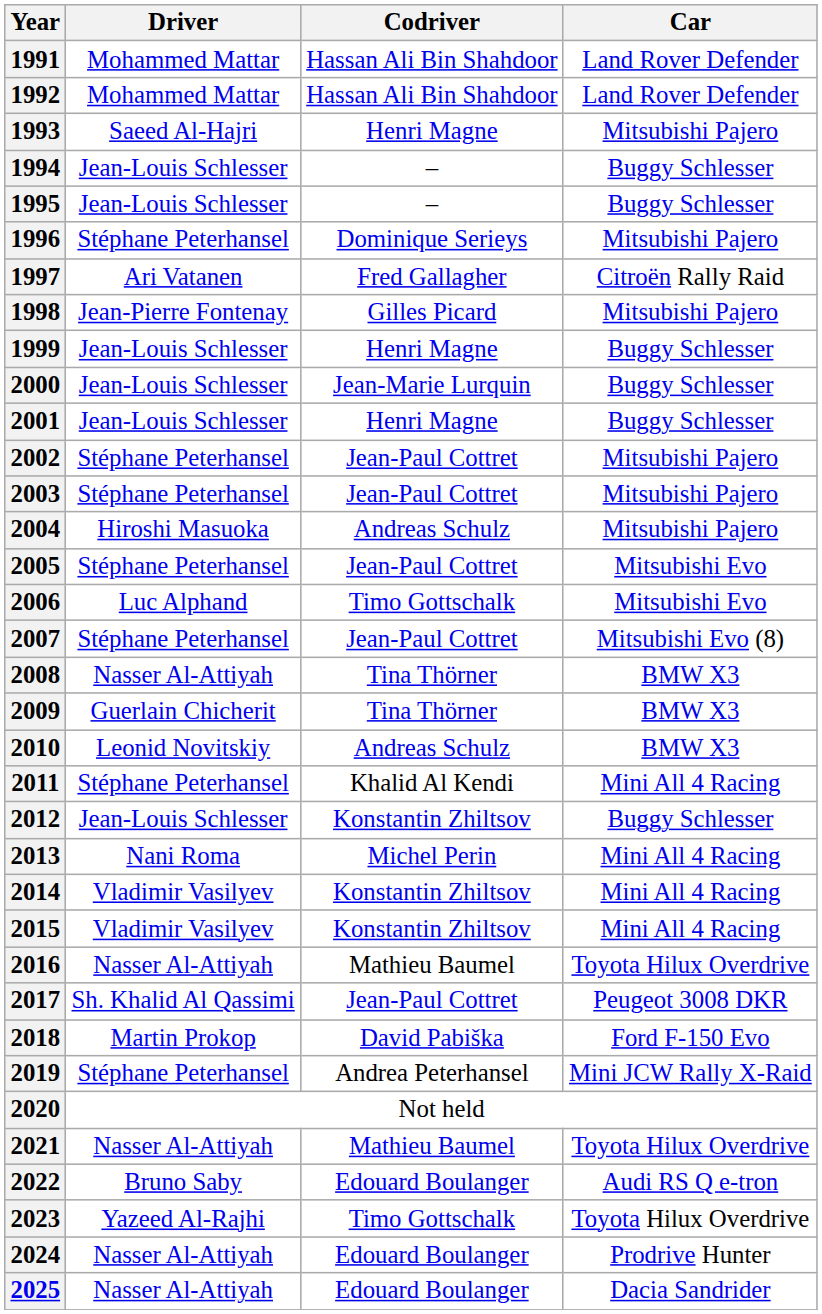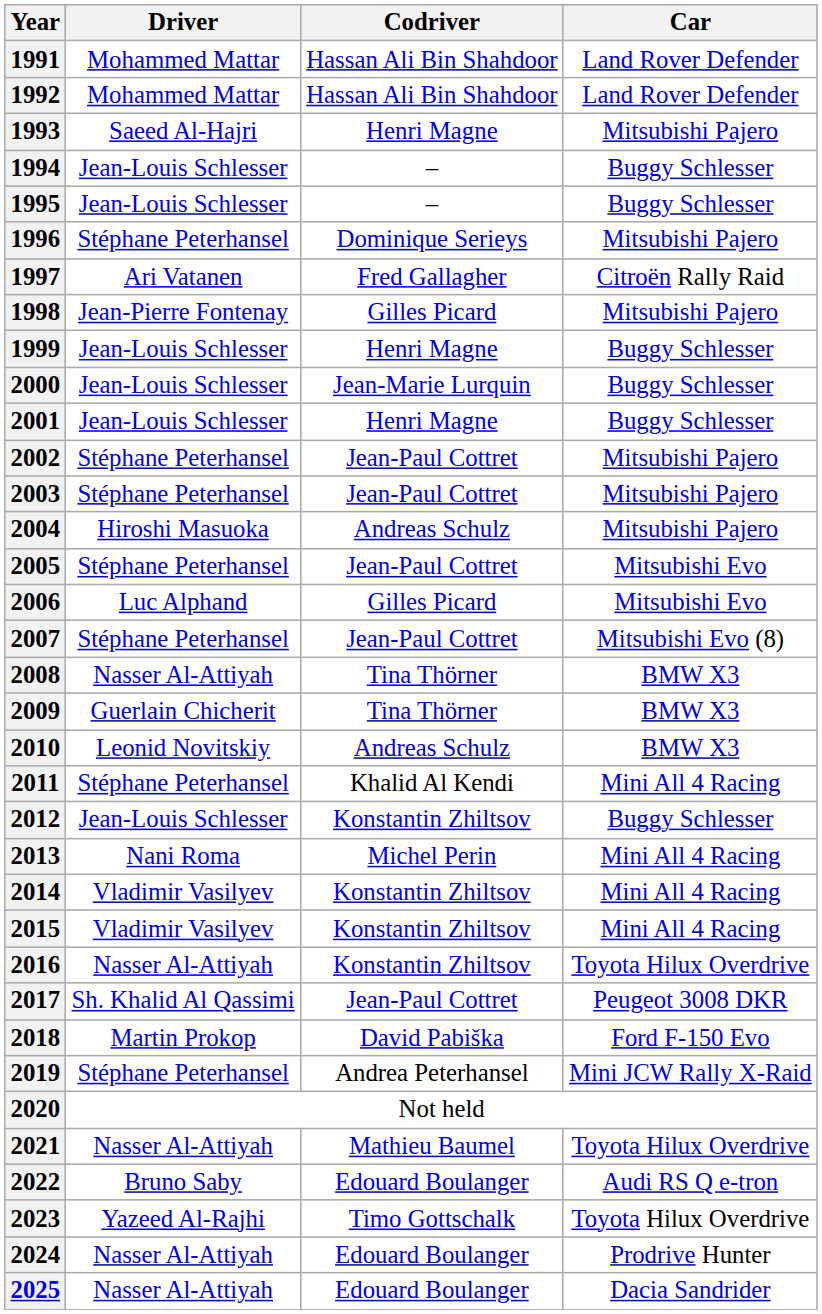(432, 602) Timo Gottschalk -> (432, 602) Gilles Picard
(432, 964) Mathieu Baumel -> (432, 964) Konstantin Zhiltsov
